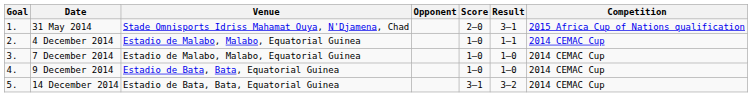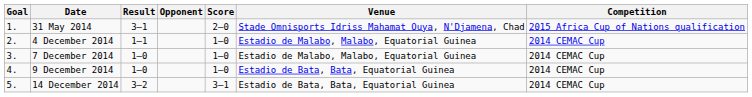columns swapped: (266, 12) <-> (509, 12)
